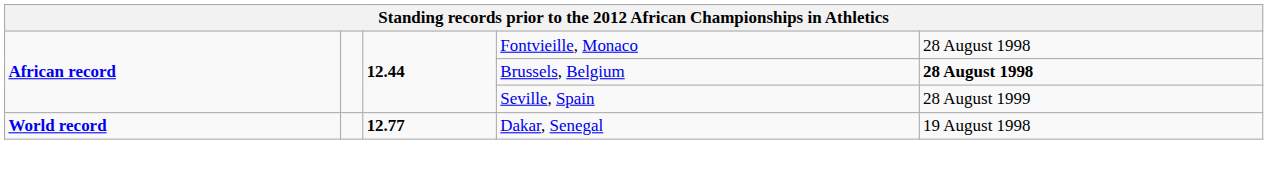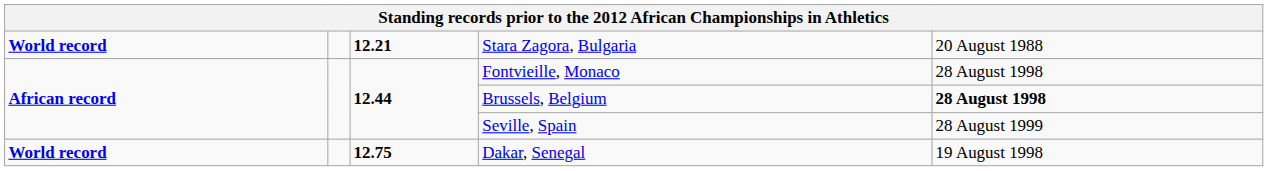+ row: (559, 44)
(386, 125) 12.77 -> (373, 152) 12.75
